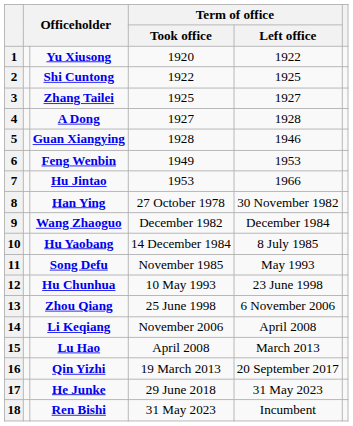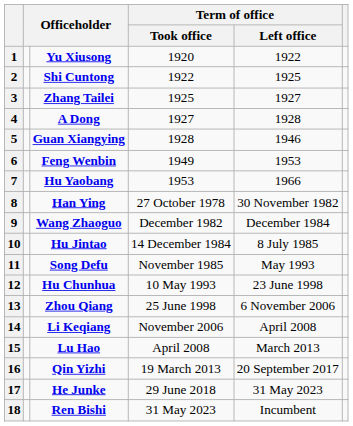(79, 181) Hu Jintao -> (79, 181) Hu Yaobang
(79, 243) Hu Yaobang -> (79, 243) Hu Jintao
